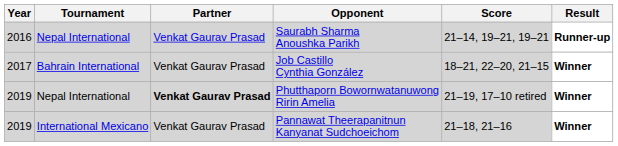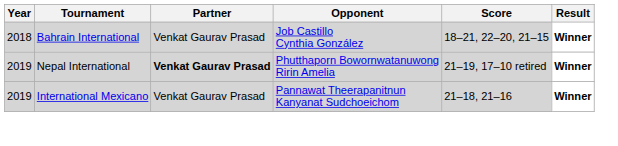- row: (318, 37)
(19, 67) 2017 -> (19, 37) 2018
